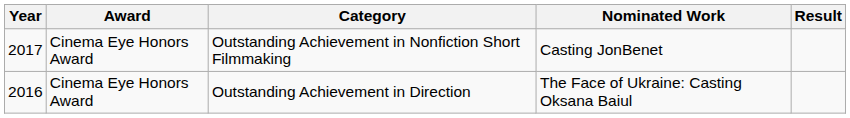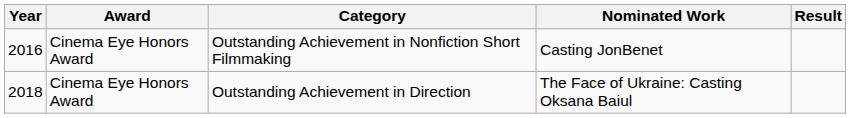(25, 50) 2017 -> (25, 50) 2016
(25, 92) 2016 -> (25, 92) 2018
